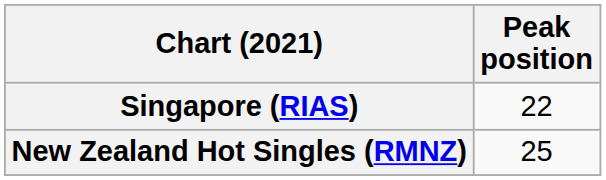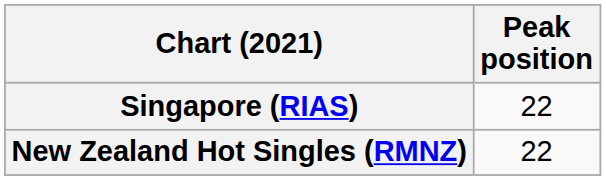(537, 151) 25 -> (537, 151) 22
